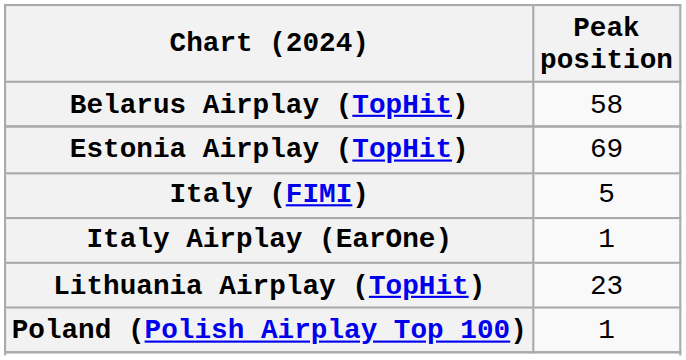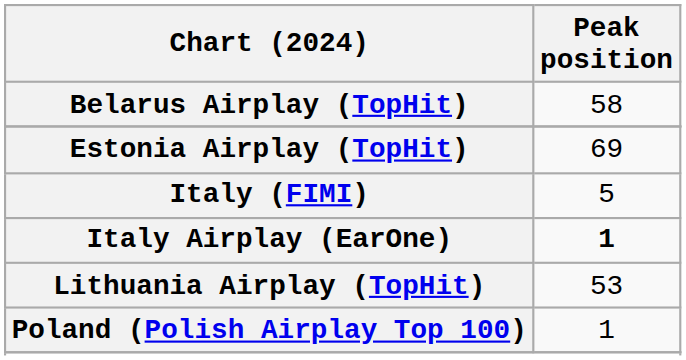(606, 240) normal -> (606, 240) bold
(607, 285) 23 -> (607, 285) 53
